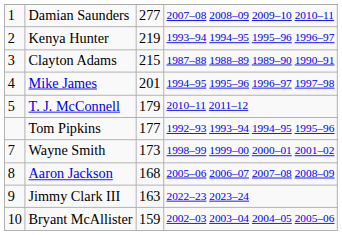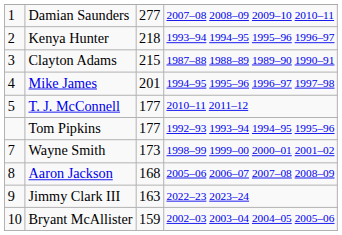(150, 38) 219 -> (150, 38) 218
(150, 106) 179 -> (150, 106) 177
